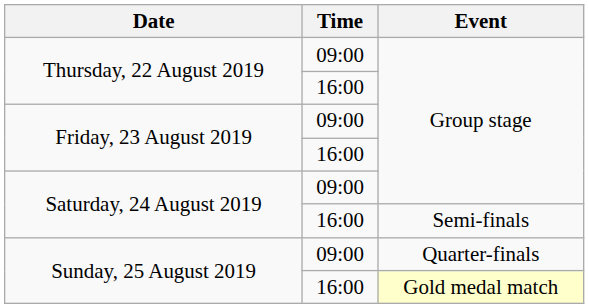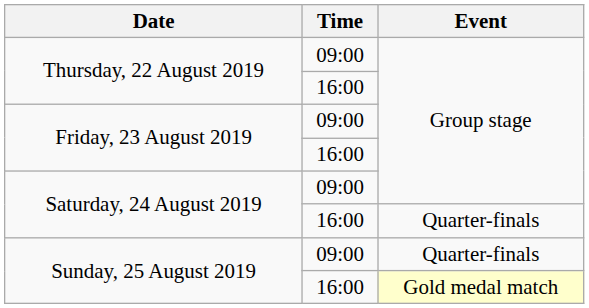(481, 220) Semi-finals -> (481, 220) Quarter-finals
